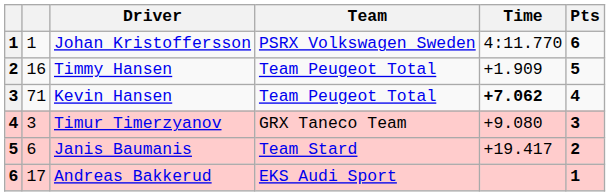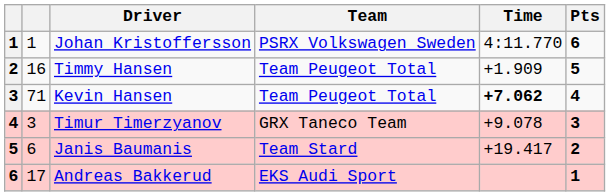(513, 124) +9.080 -> (513, 124) +9.078
